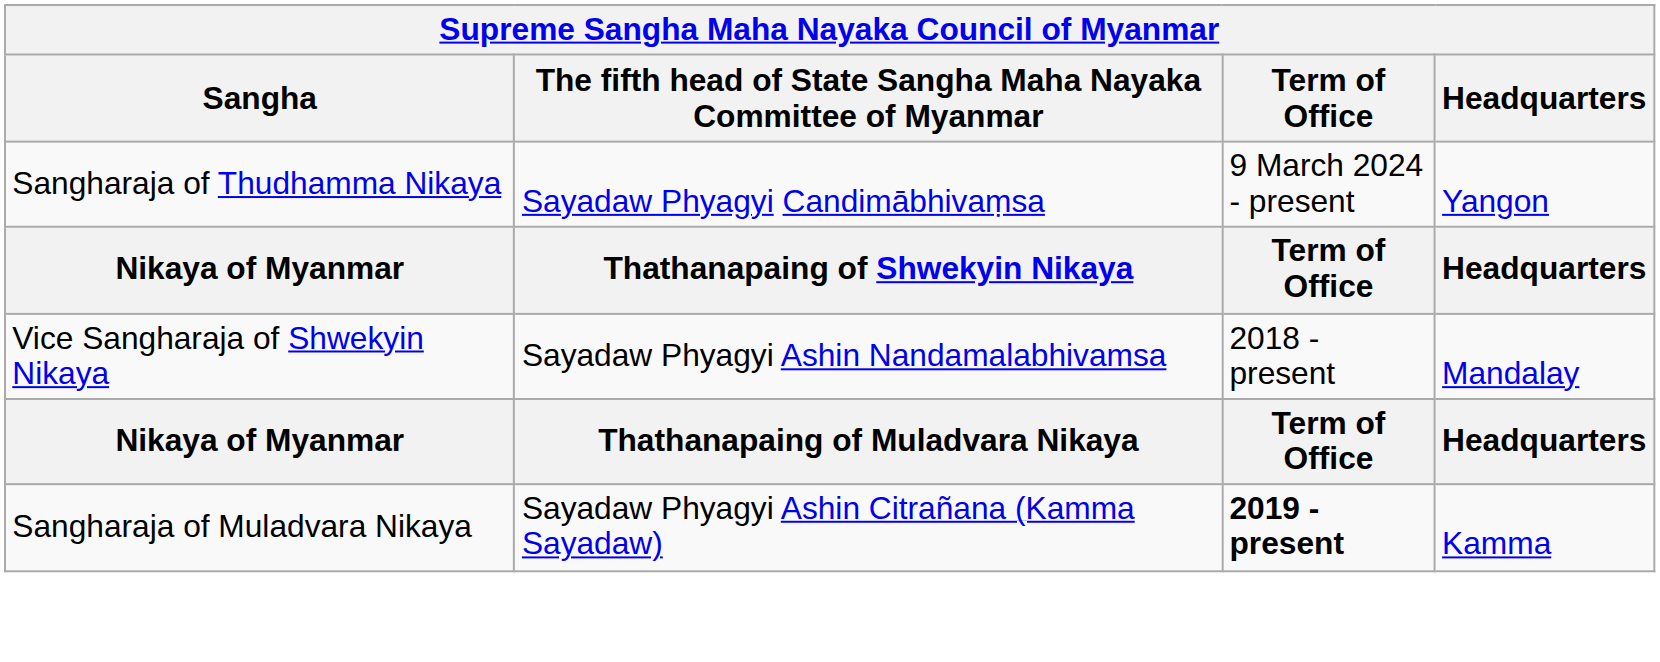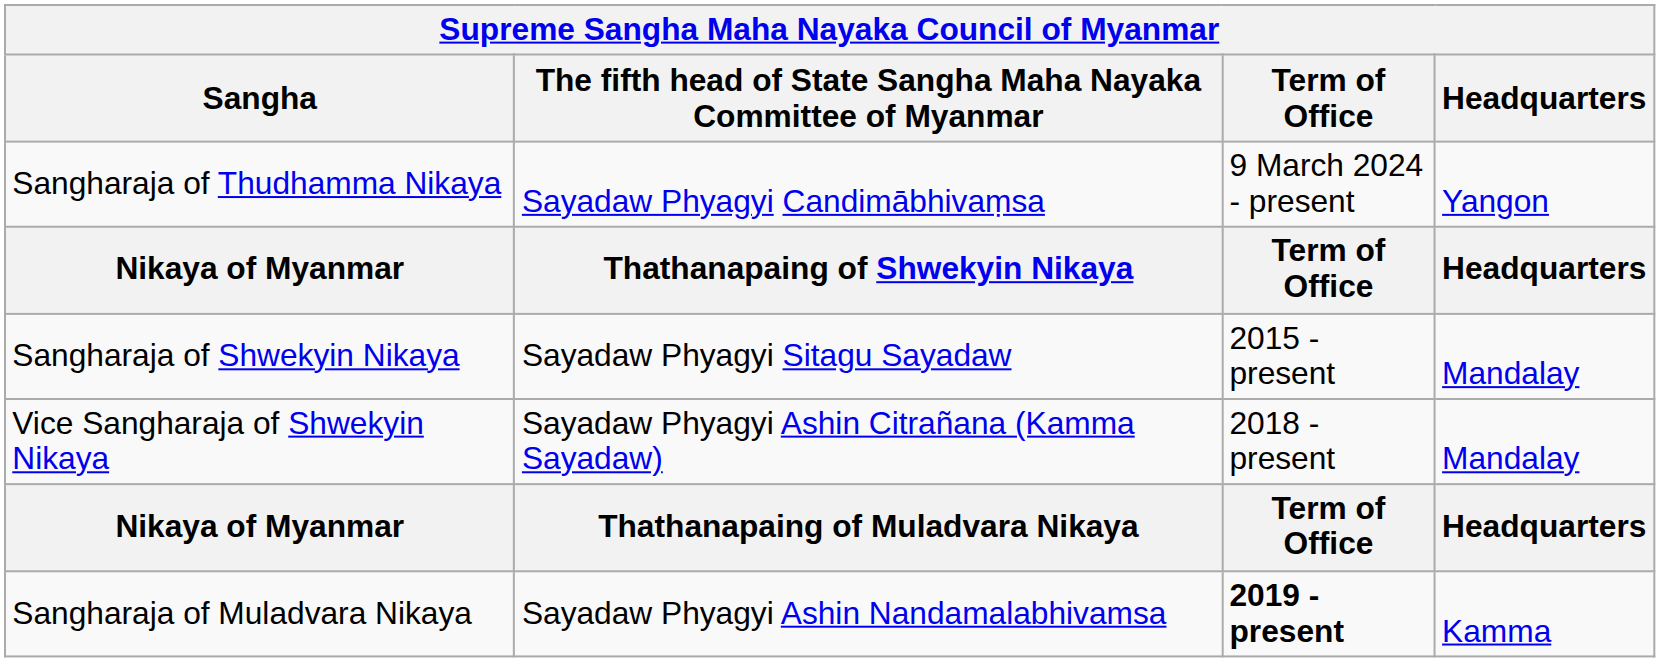+ row: (236, 355)
(844, 355) Sayadaw Phyagyi Ashin Nandamalabhivamsa -> (828, 441) Sayadaw Phyagyi Ashin Citrañana (Kamma Sayadaw)
(828, 527) Sayadaw Phyagyi Ashin Citrañana (Kamma Sayadaw) -> (844, 612) Sayadaw Phyagyi Ashin Nandamalabhivamsa
